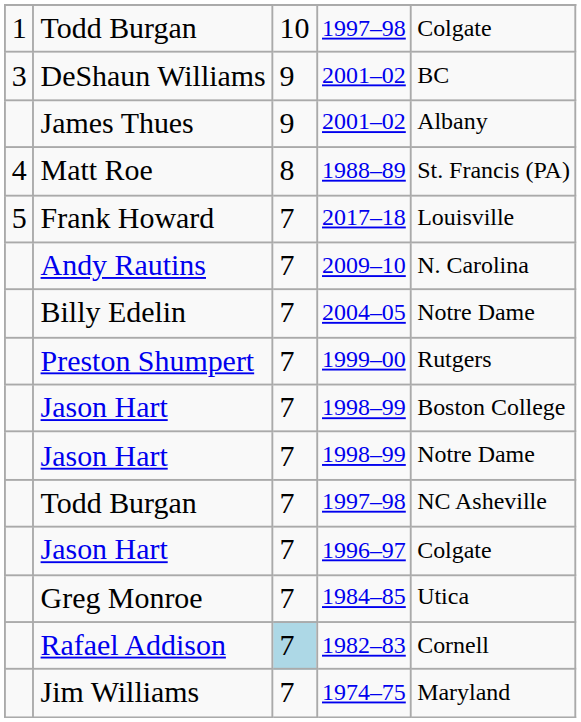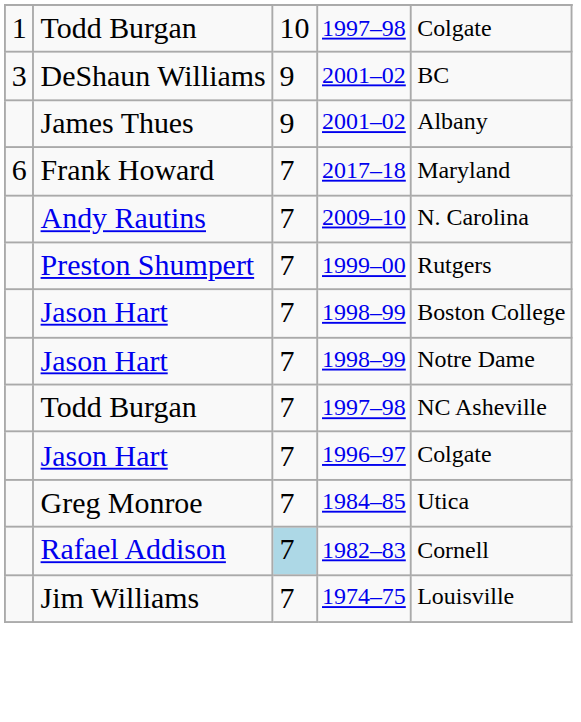- row: (97, 170)
(19, 218) 5 -> (19, 170) 6
(466, 218) Louisville -> (464, 170) Maryland
- row: (113, 312)
(464, 692) Maryland -> (466, 597) Louisville
